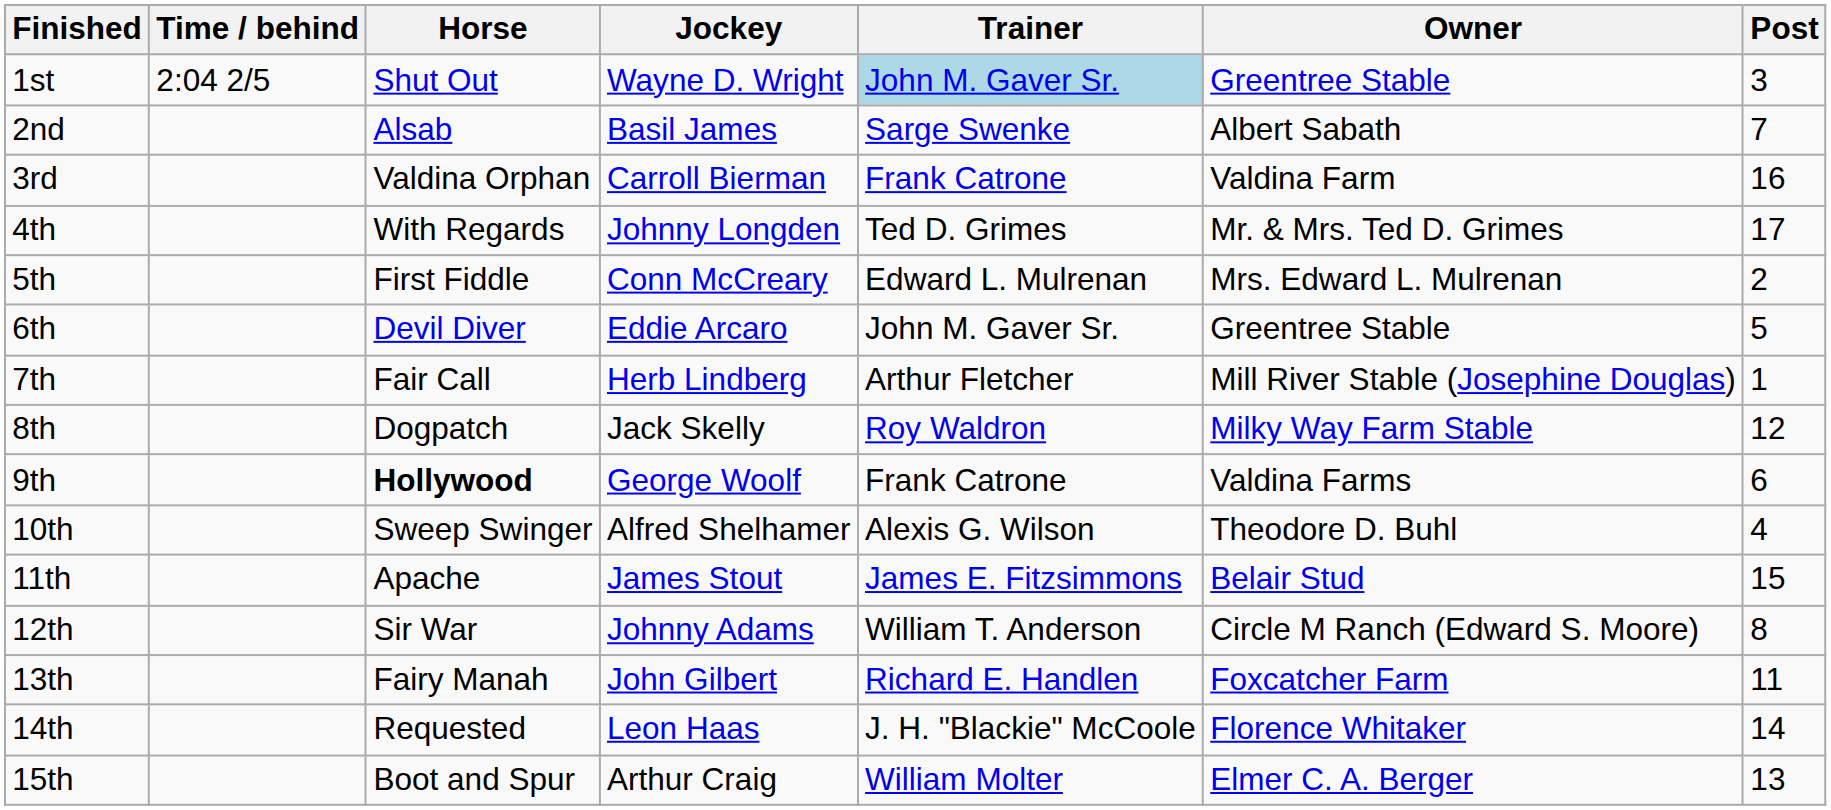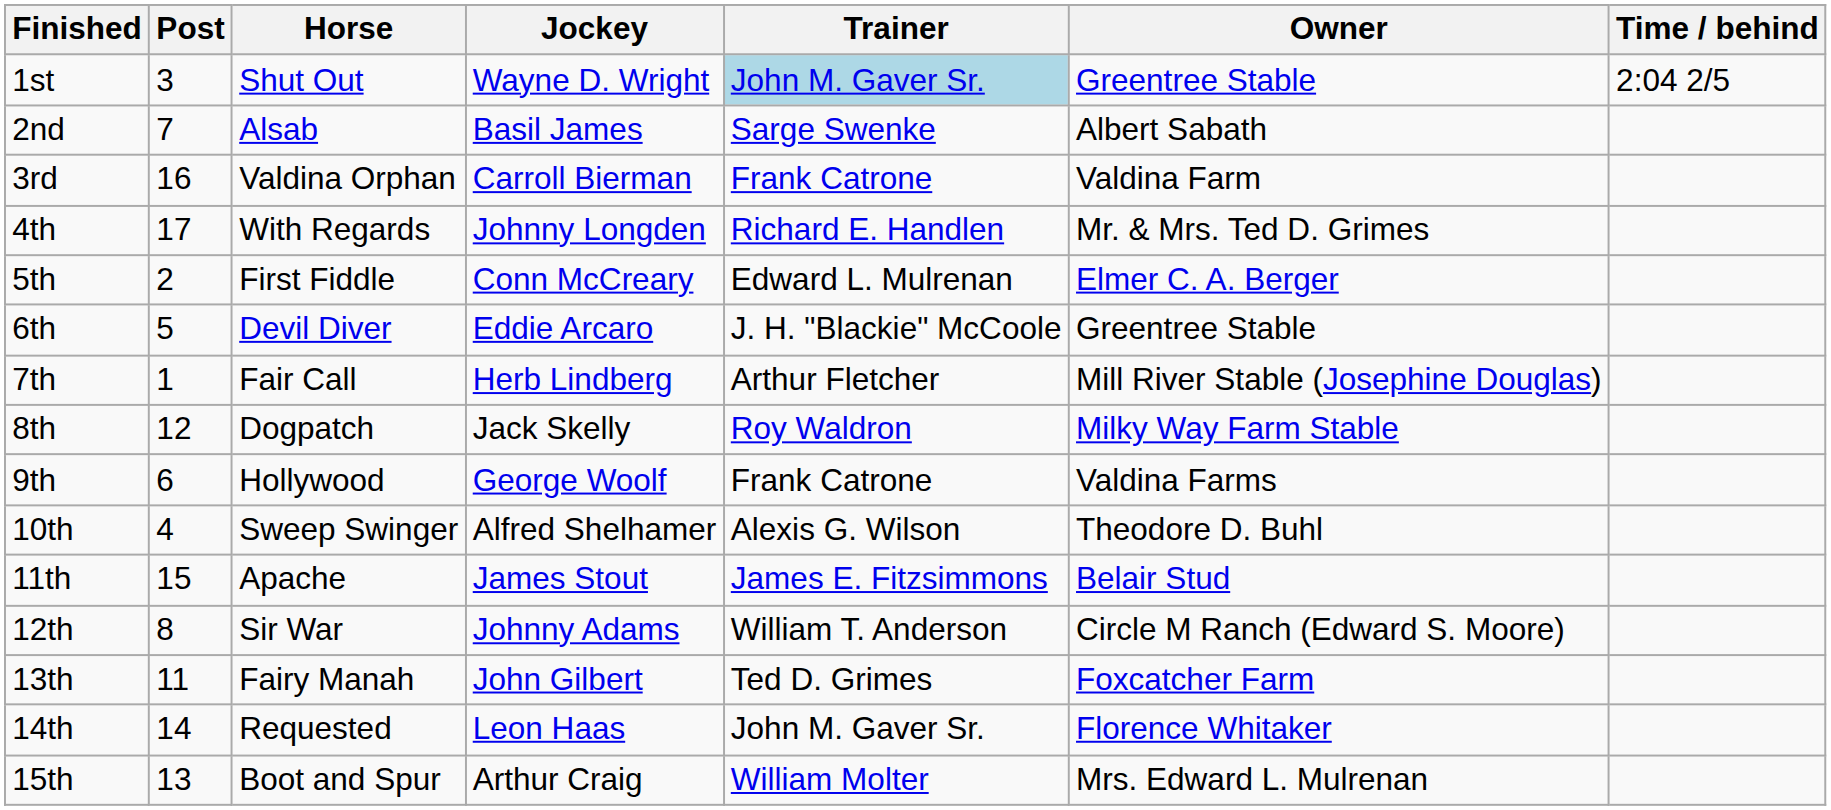columns swapped: (1785, 29) <-> (258, 29)
(966, 229) Ted D. Grimes -> (867, 229) Richard E. Handlen
(1386, 279) Mrs. Edward L. Mulrenan -> (1207, 279) Elmer C. A. Berger
(992, 329) John M. Gaver Sr. -> (896, 329) J. H. "Blackie" McCoole
(453, 479) bold -> (312, 479) normal
(1002, 679) Richard E. Handlen -> (832, 679) Ted D. Grimes
(1030, 729) J. H. "Blackie" McCoole -> (858, 729) John M. Gaver Sr.
(1342, 779) Elmer C. A. Berger -> (1252, 779) Mrs. Edward L. Mulrenan
